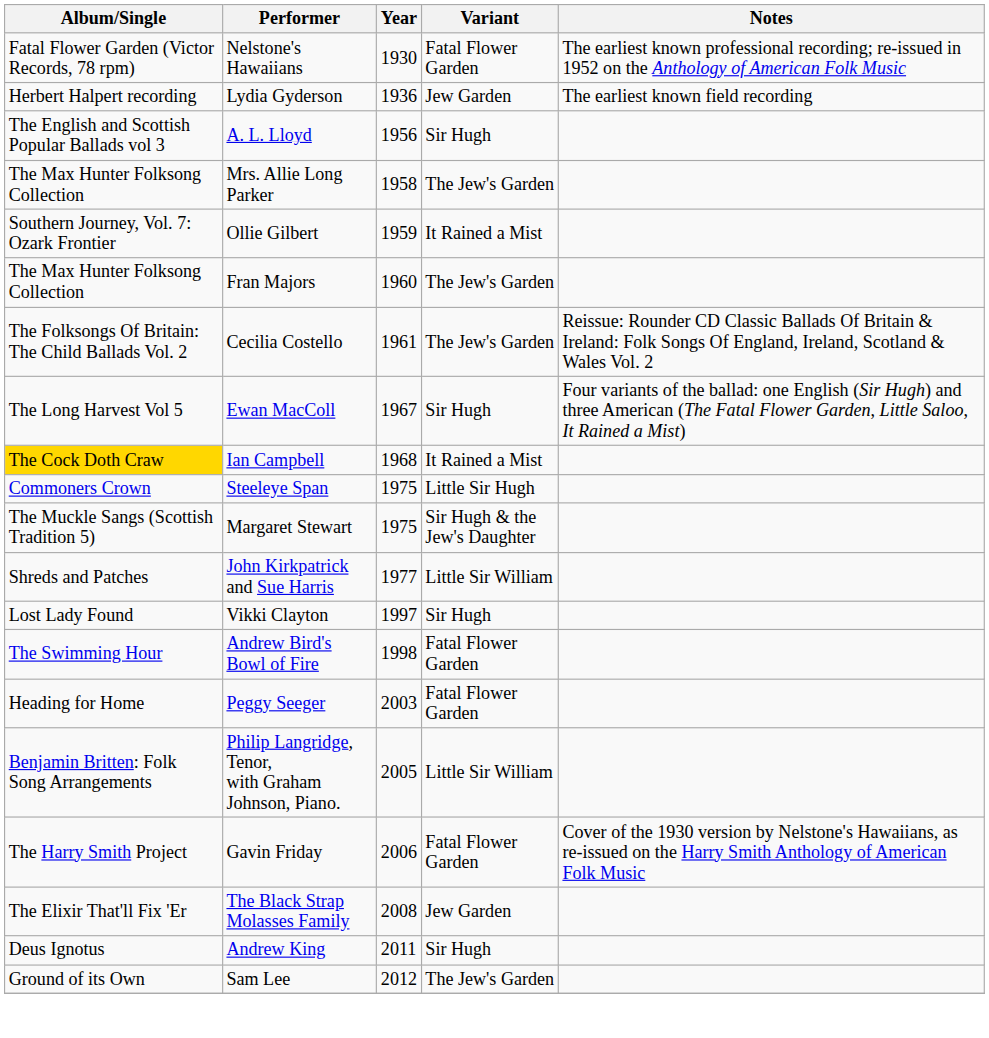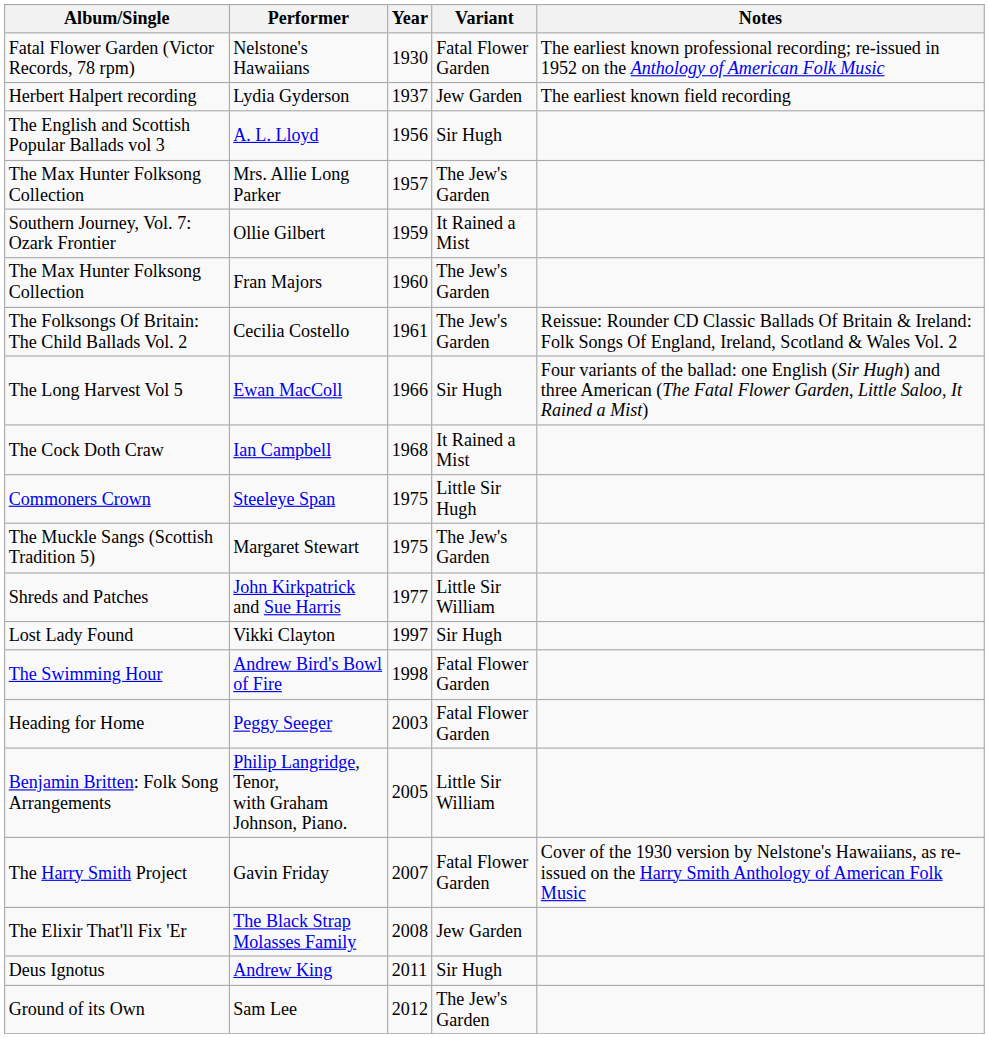(399, 96) 1936 -> (410, 96) 1937
(399, 184) 1958 -> (410, 184) 1957
(399, 410) 1967 -> (410, 390) 1966
(86, 459) gold background -> (86, 449) no background
(481, 527) Sir Hugh & the Jew's Daughter -> (472, 547) The Jew's Garden
(399, 852) 2006 -> (410, 872) 2007
